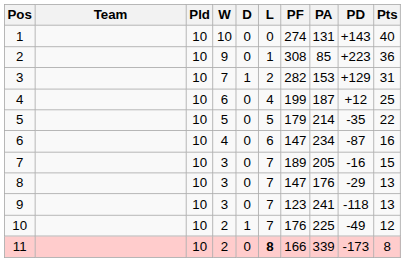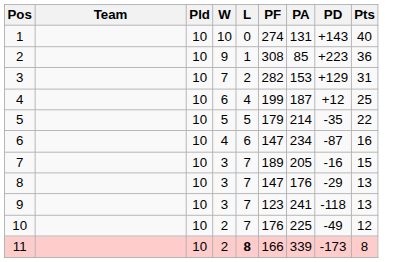- column: (247, 15)
